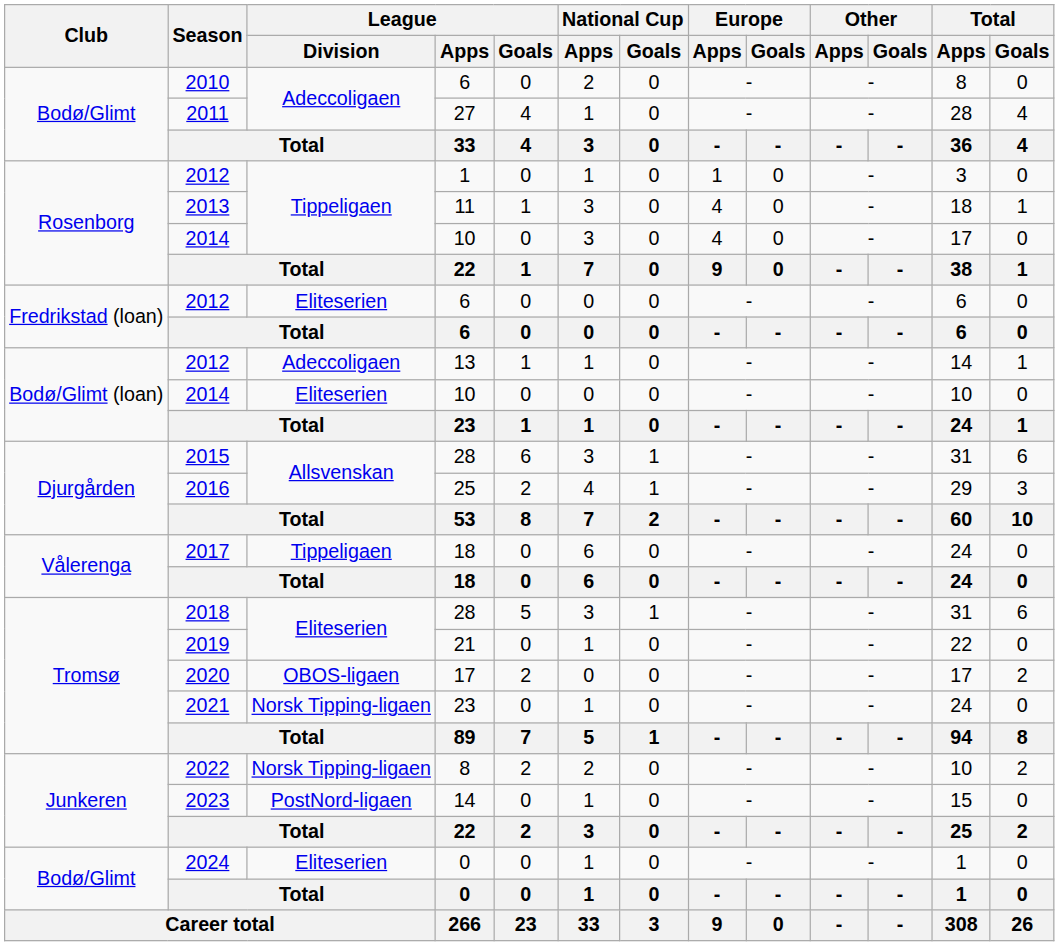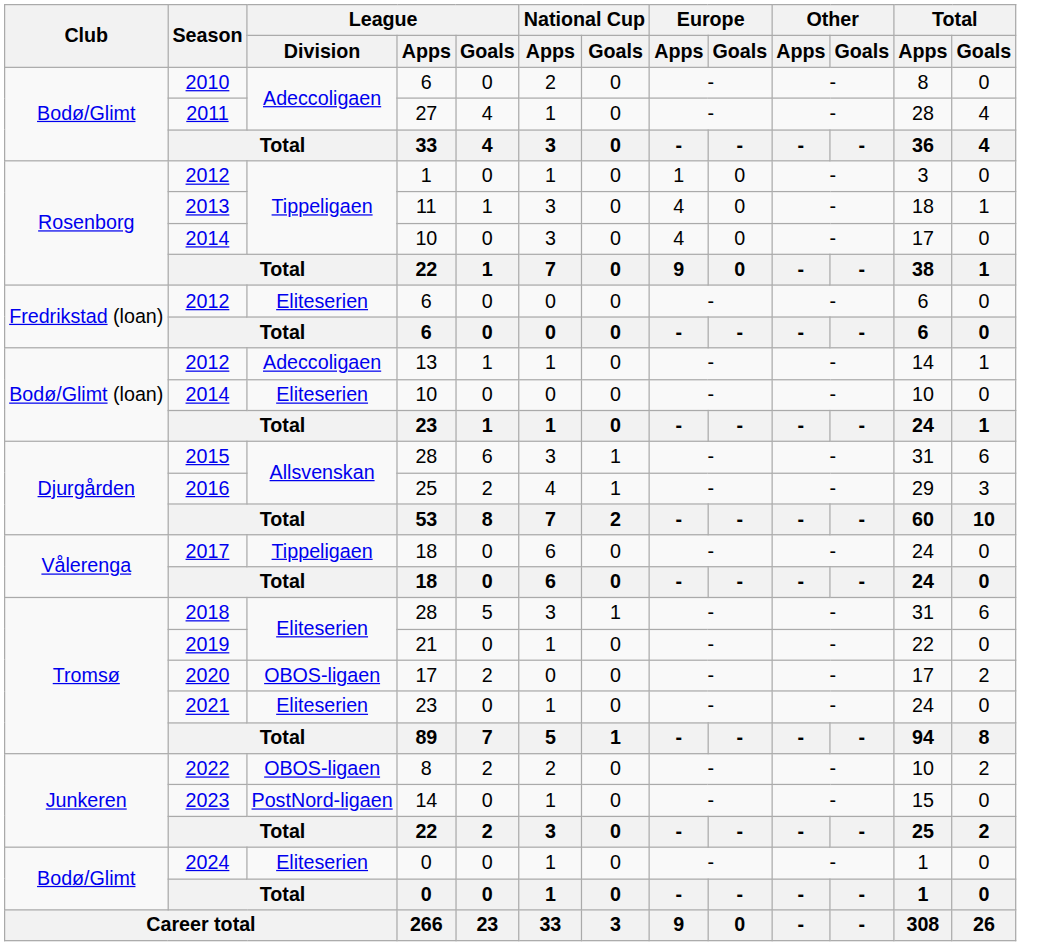(341, 706) Norsk Tipping-ligaen -> (322, 706) Eliteserien
(341, 769) Norsk Tipping-ligaen -> (322, 769) OBOS-ligaen
